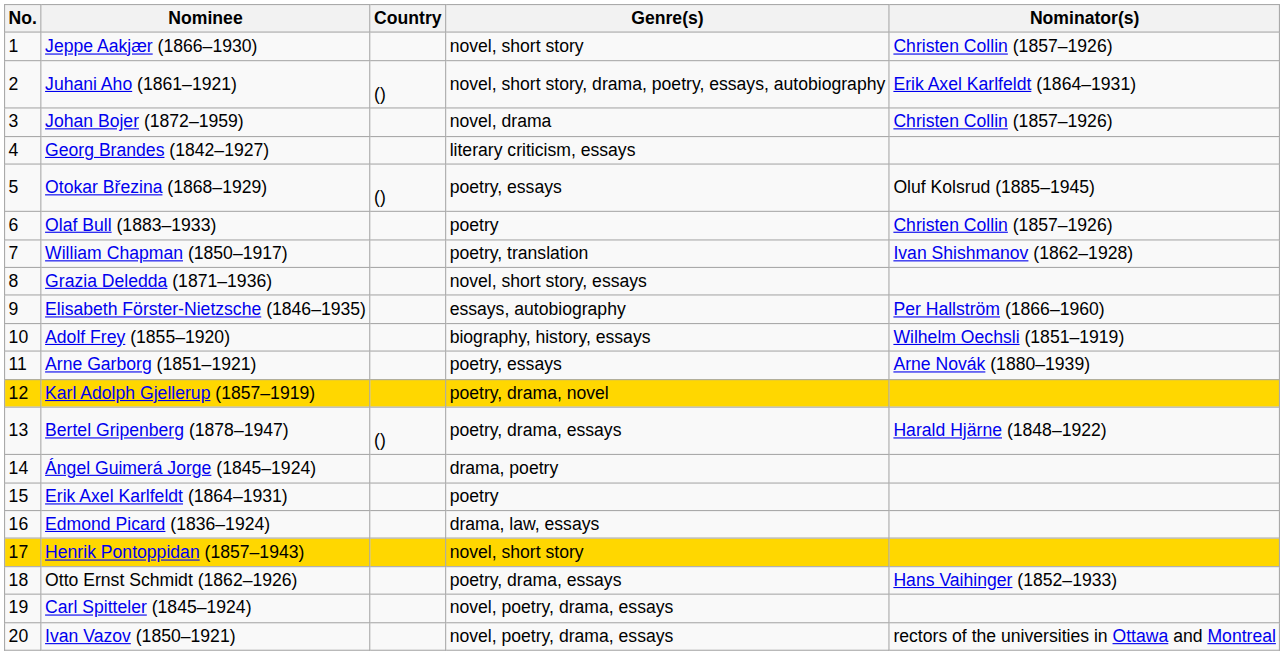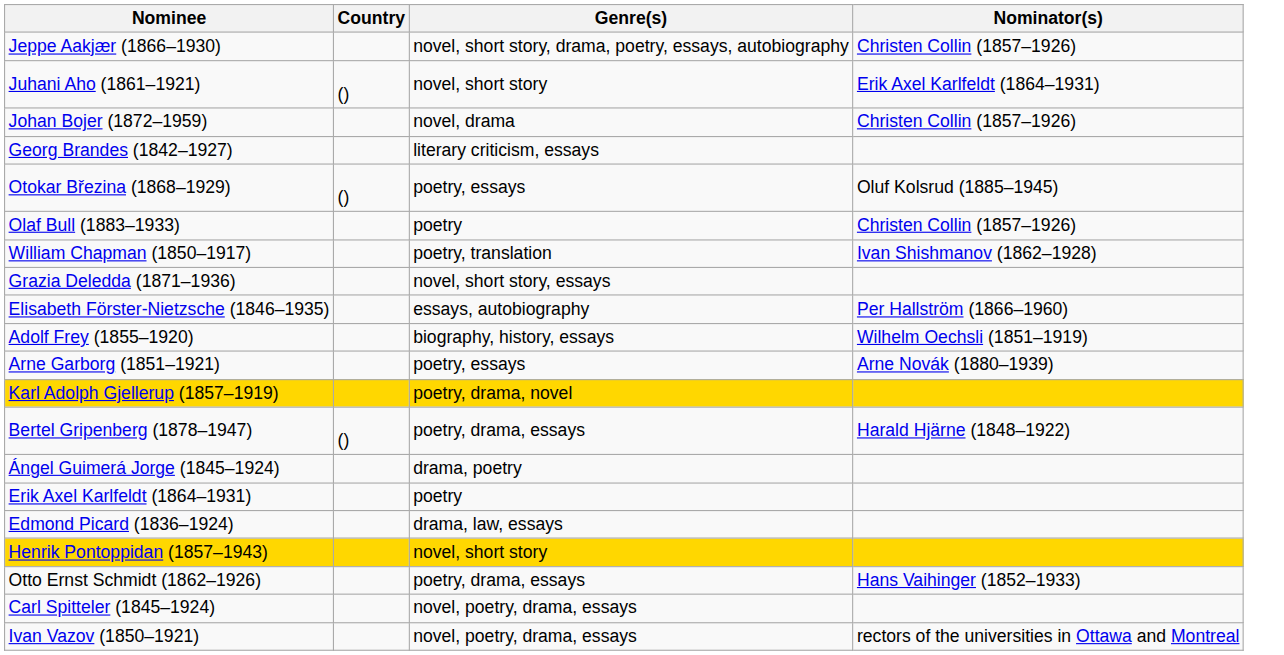- column: (23, 18)
(517, 46) novel, short story -> (631, 46) novel, short story, drama, poetry, essays, autobiography
(667, 84) novel, short story, drama, poetry, essays, autobiography -> (480, 84) novel, short story
